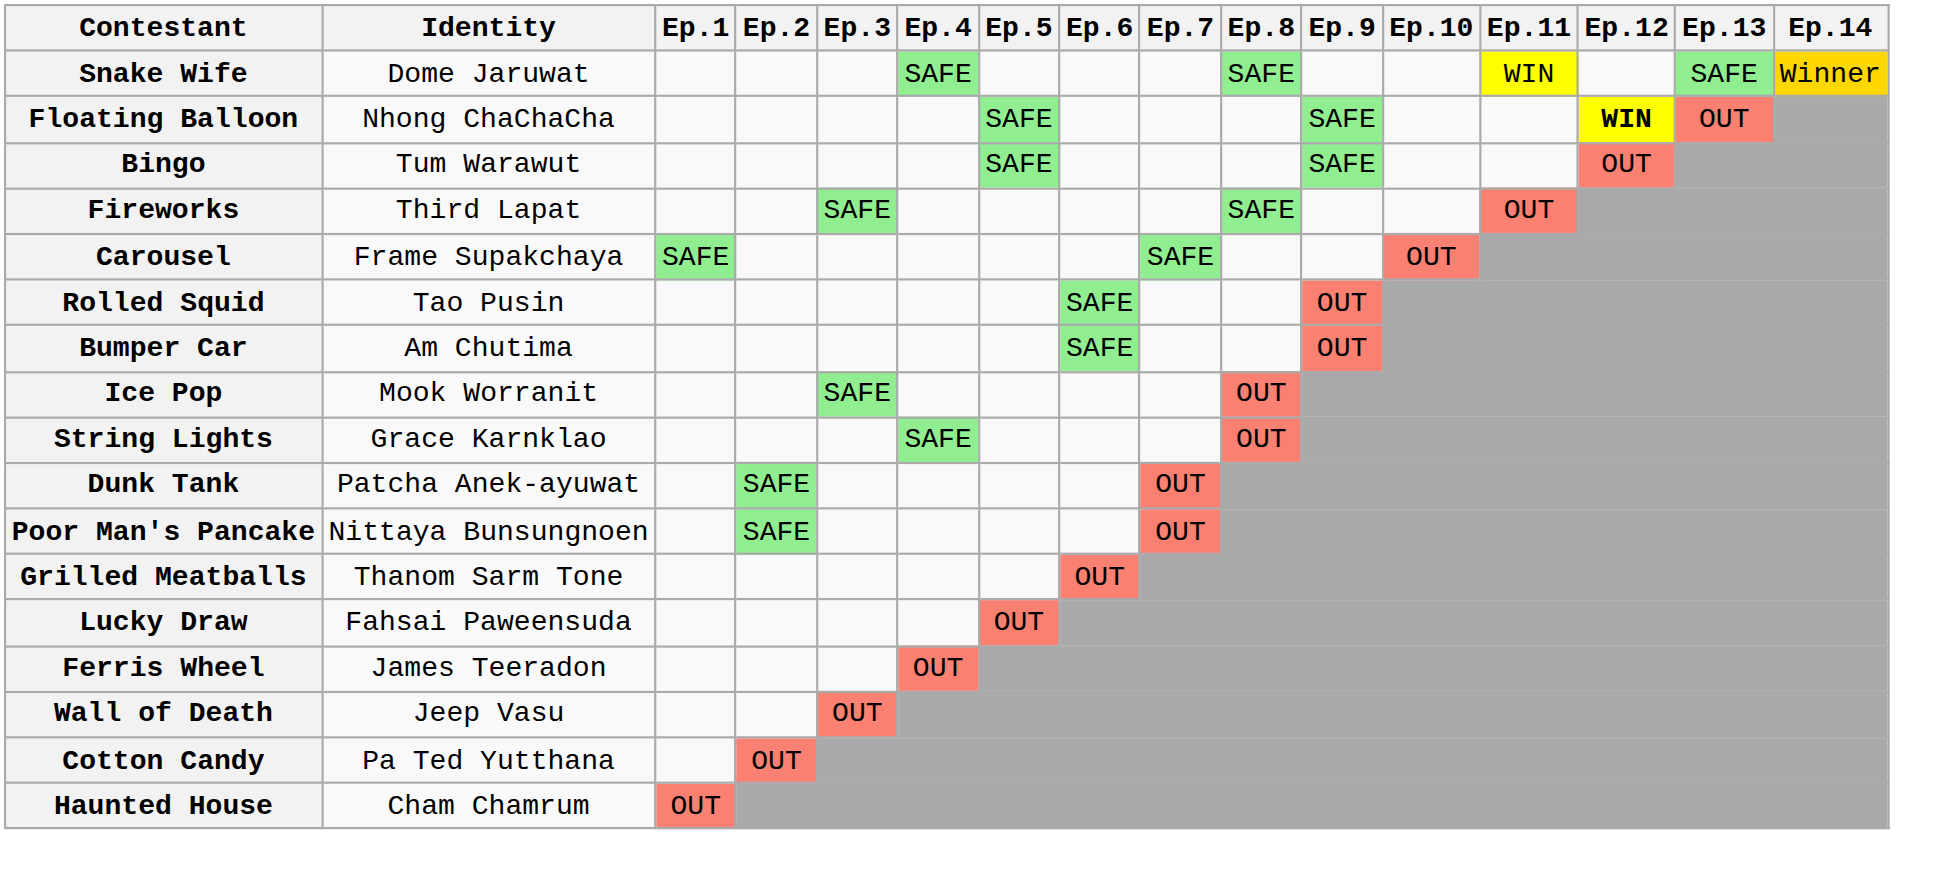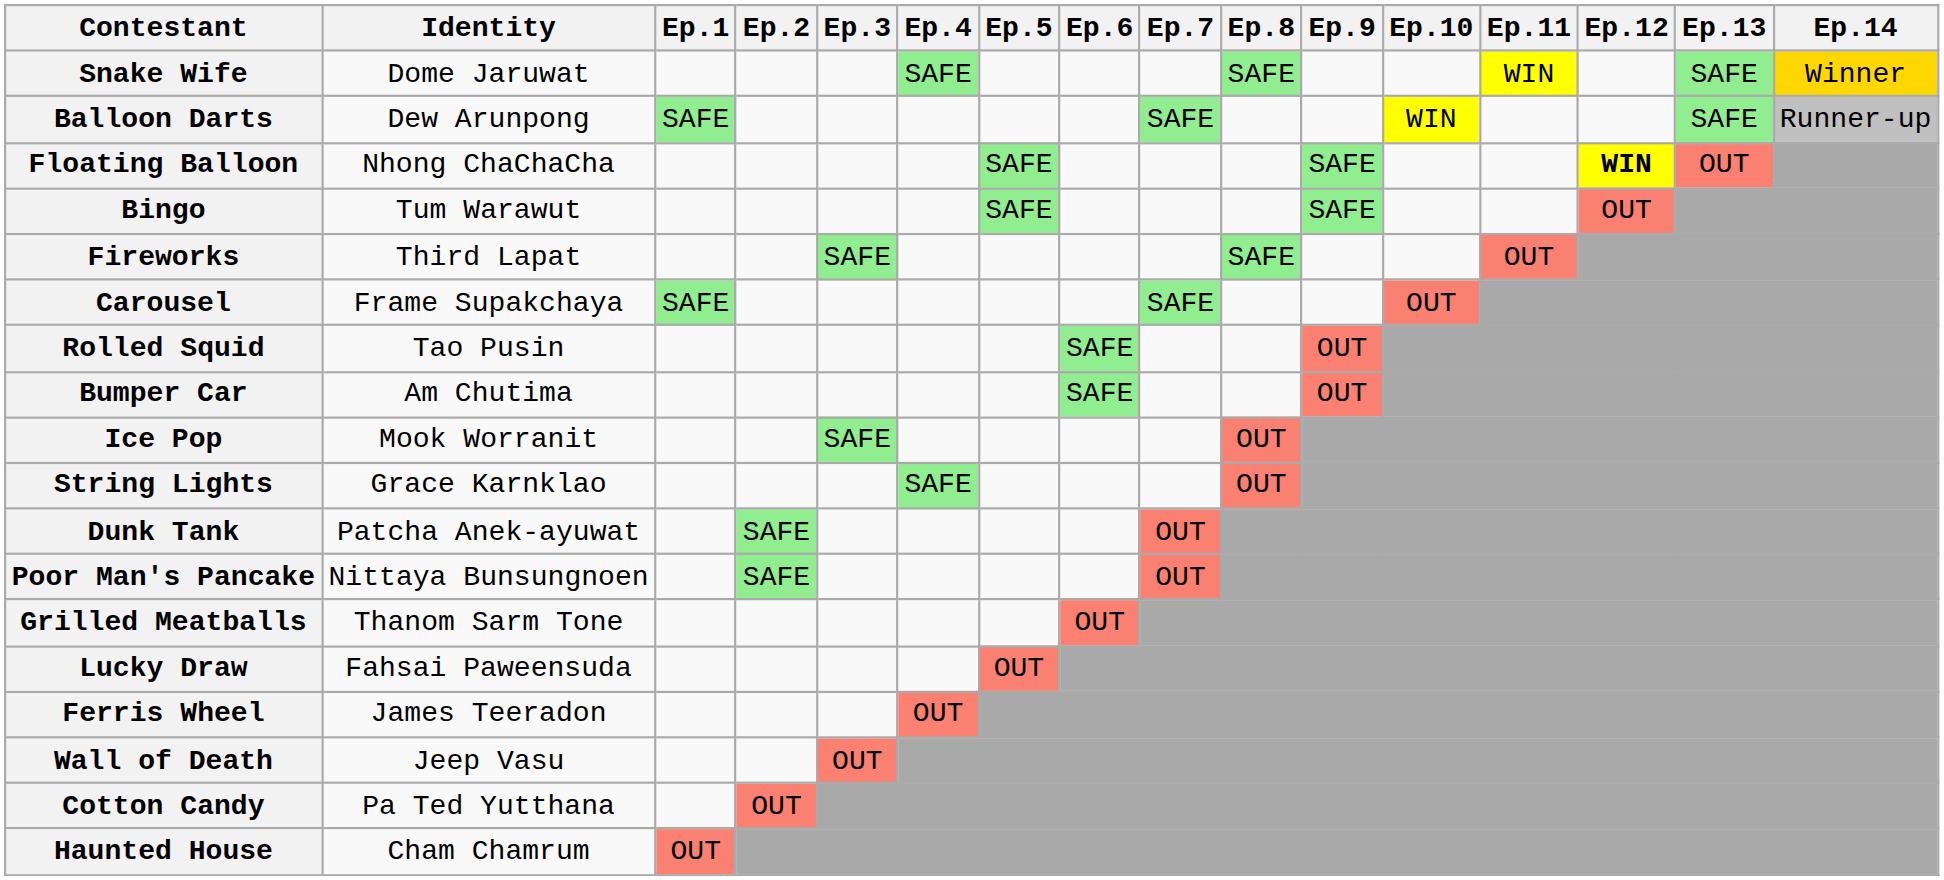+ row: (163, 119)
